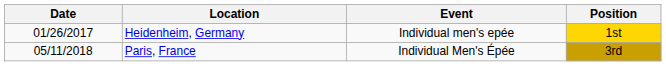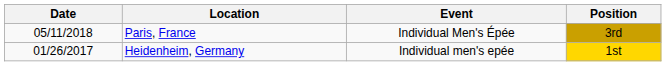rows swapped: (184, 33) <-> (160, 52)
